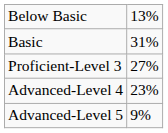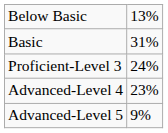(144, 66) 27% -> (144, 66) 24%
